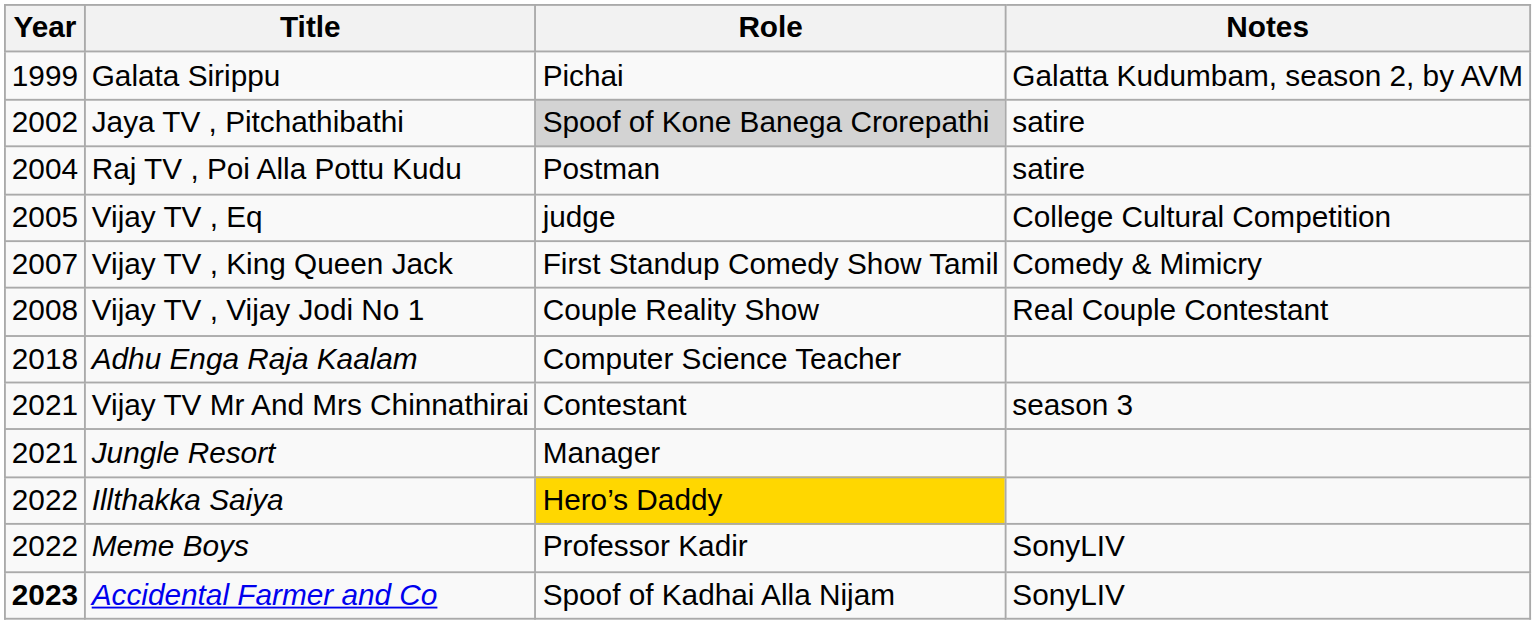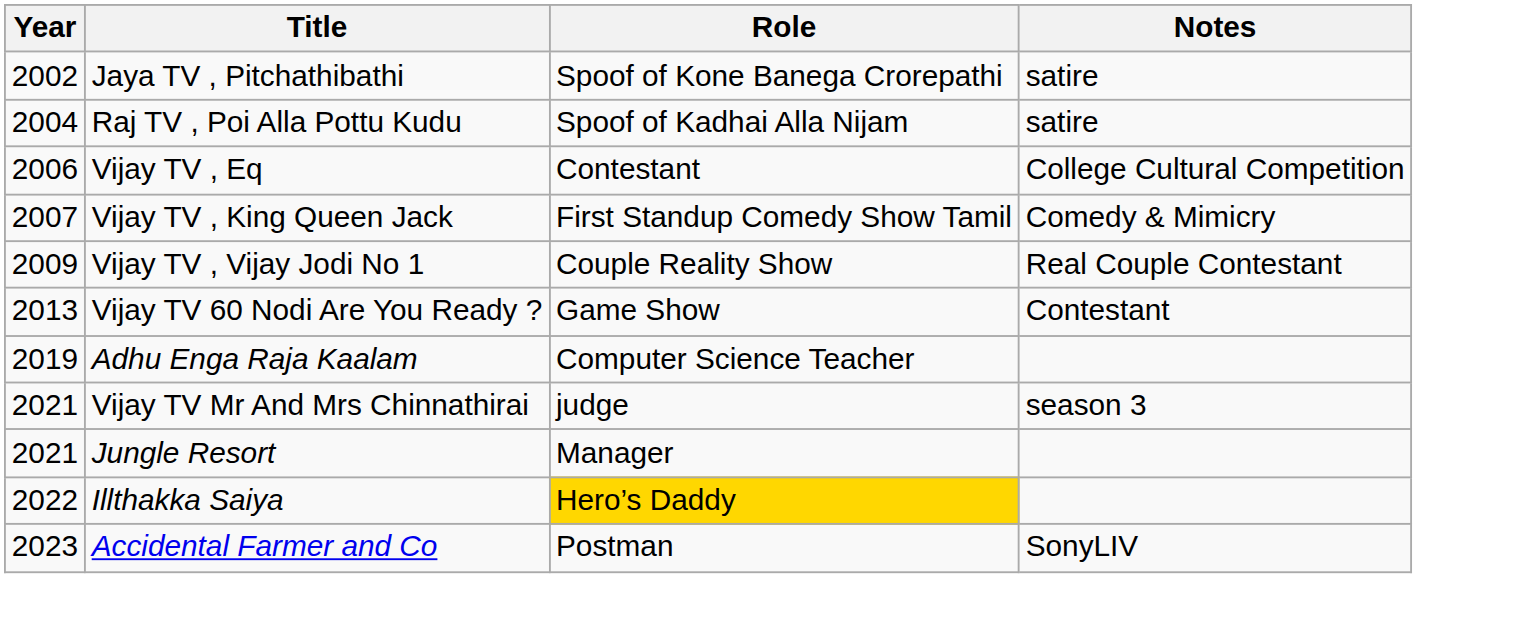- row: (186, 75)
(766, 122) lightgrey background -> (779, 75) no background
(601, 169) Postman -> (732, 122) Spoof of Kadhai Alla Nijam
(45, 216) 2005 -> (45, 169) 2006
(579, 216) judge -> (628, 169) Contestant
(45, 311) 2008 -> (45, 264) 2009
+ row: (317, 311)
(45, 358) 2018 -> (45, 358) 2019
(615, 405) Contestant -> (592, 405) judge
- row: (170, 547)
(45, 594) bold -> (45, 547) normal
(719, 594) Spoof of Kadhai Alla Nijam -> (615, 547) Postman
